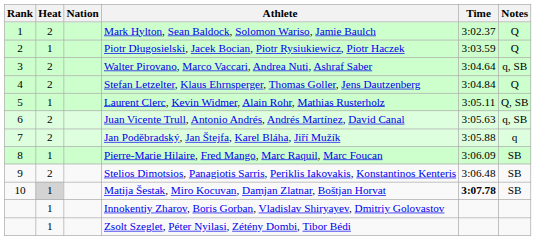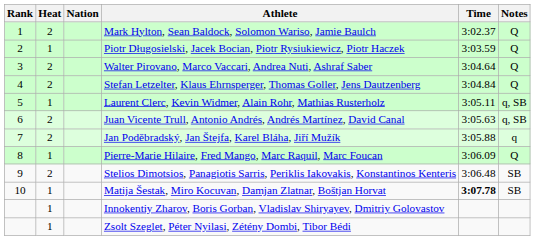(515, 66) q, SB -> (514, 66) Q
(515, 102) Q, SB -> (514, 102) q, SB
(515, 155) SB -> (514, 155) Q
(50, 191) lightgrey background -> (50, 191) no background
